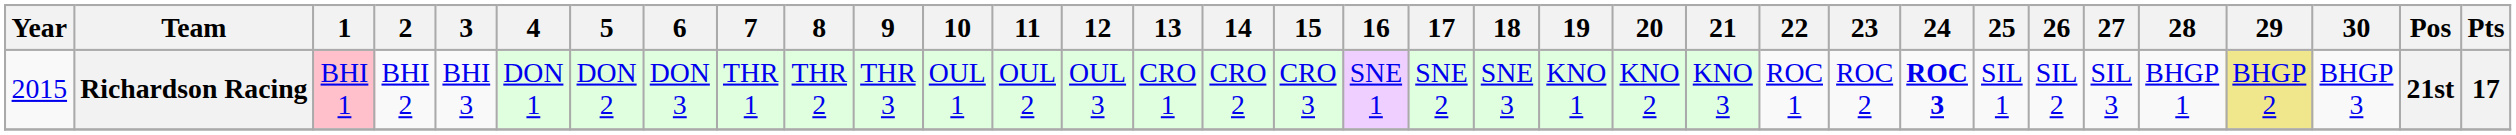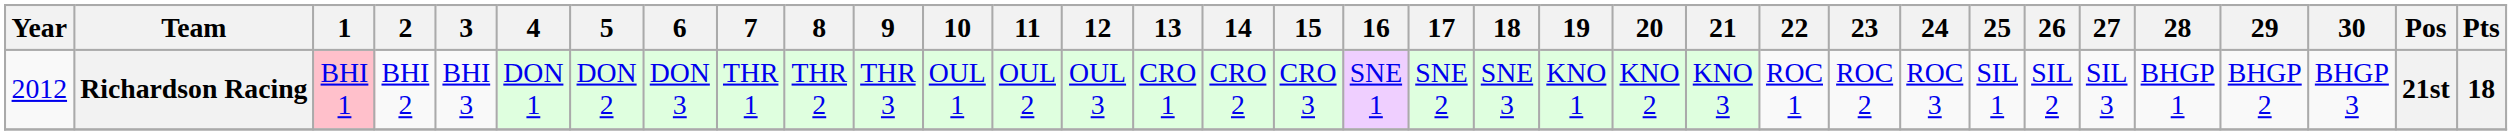(39, 89) 2015 -> (39, 89) 2012
(1937, 89) bold -> (1935, 89) normal
(2269, 89) khaki background -> (2265, 89) no background
(2486, 89) 17 -> (2481, 89) 18
